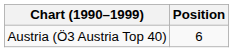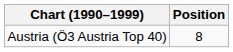(199, 36) 6 -> (199, 36) 8
